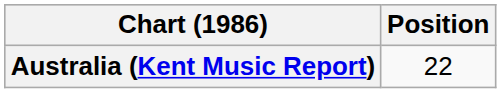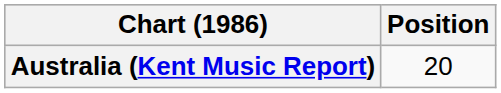(438, 66) 22 -> (438, 66) 20
